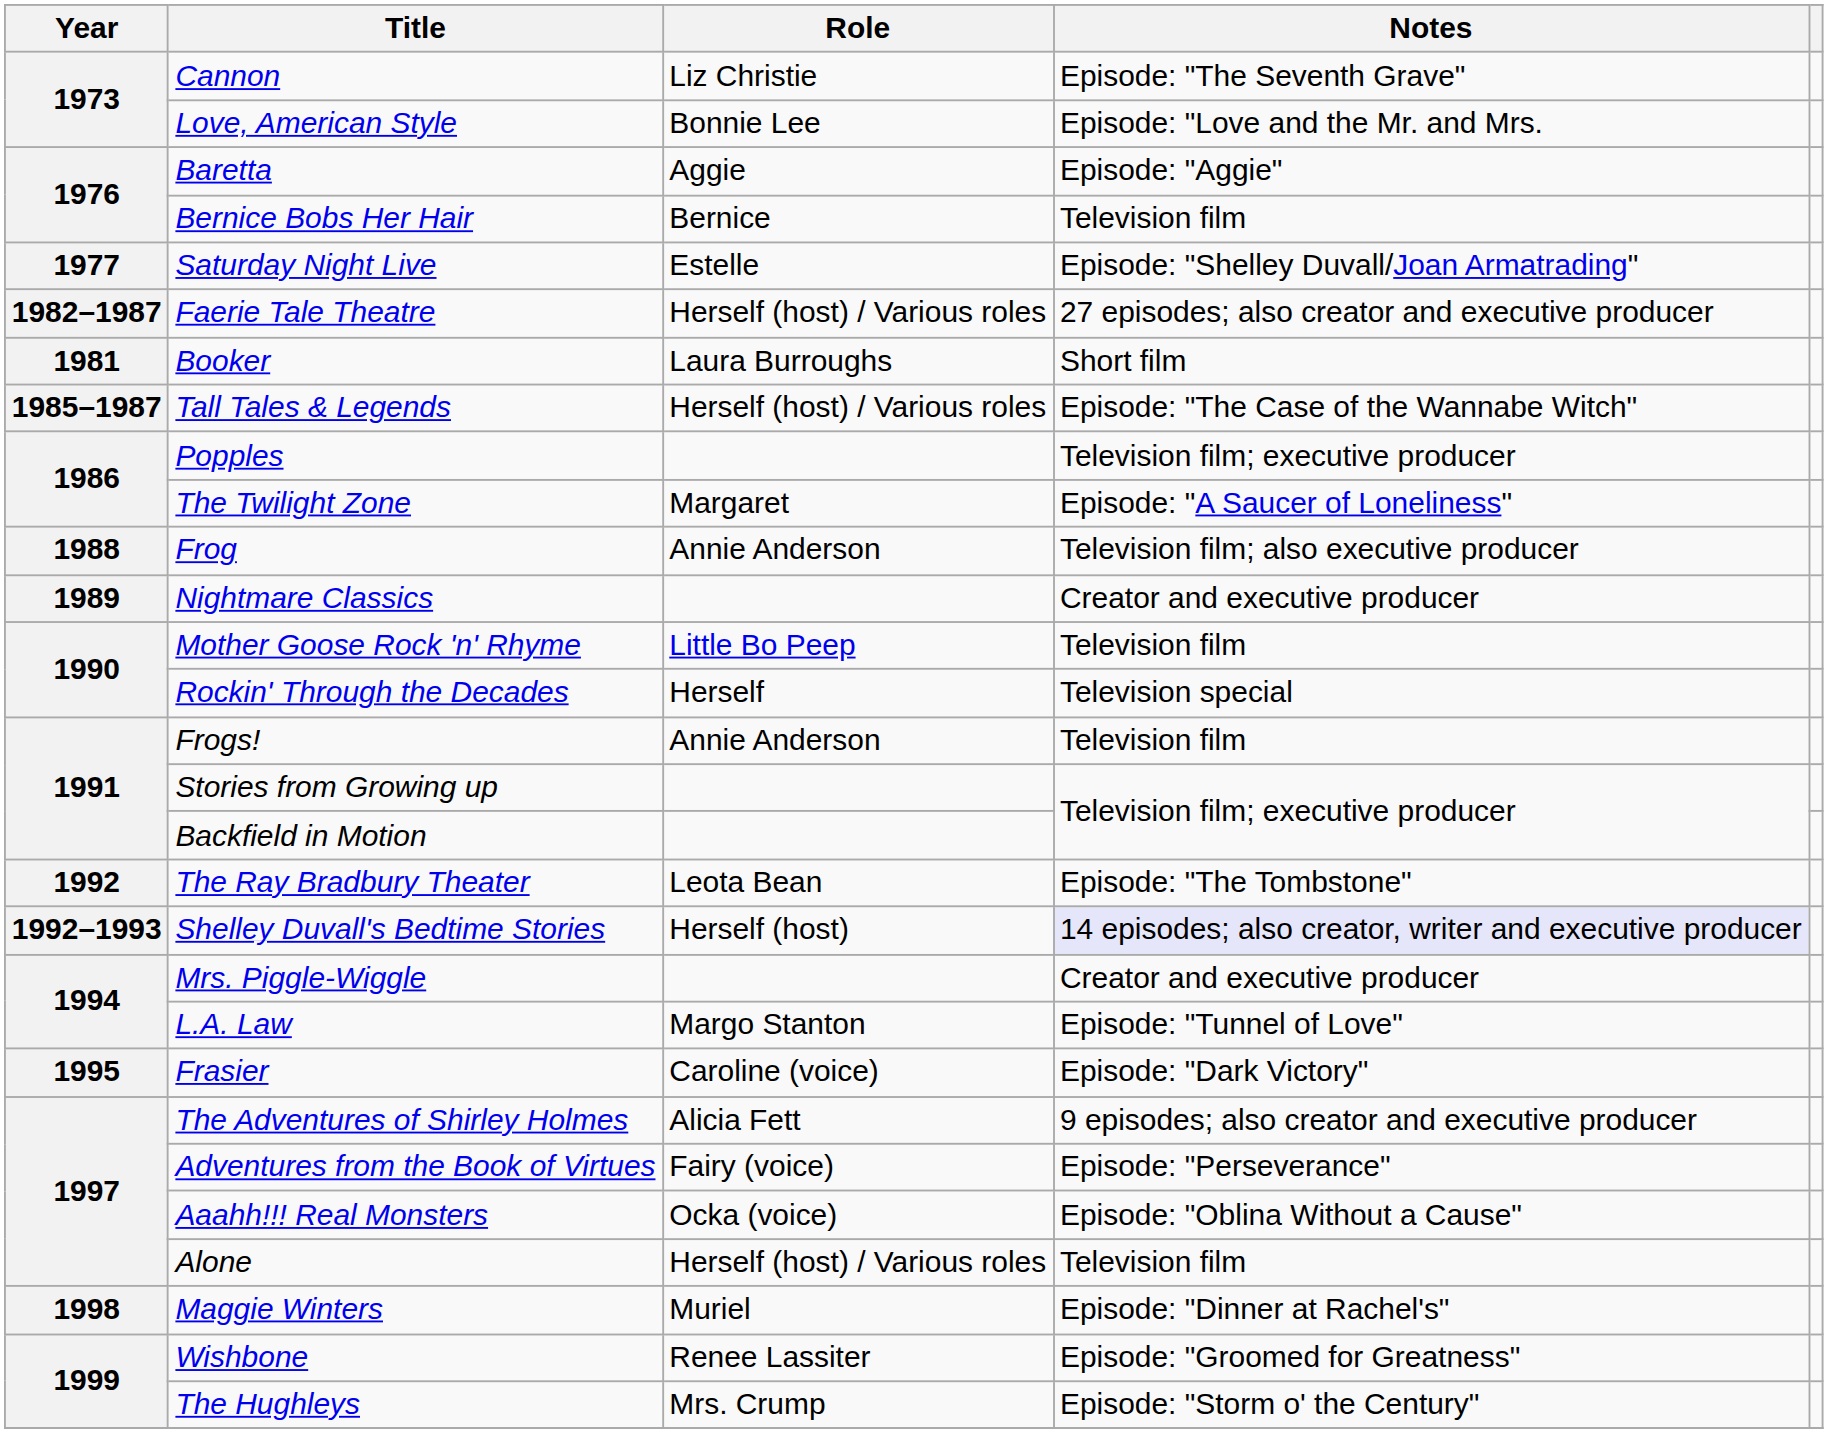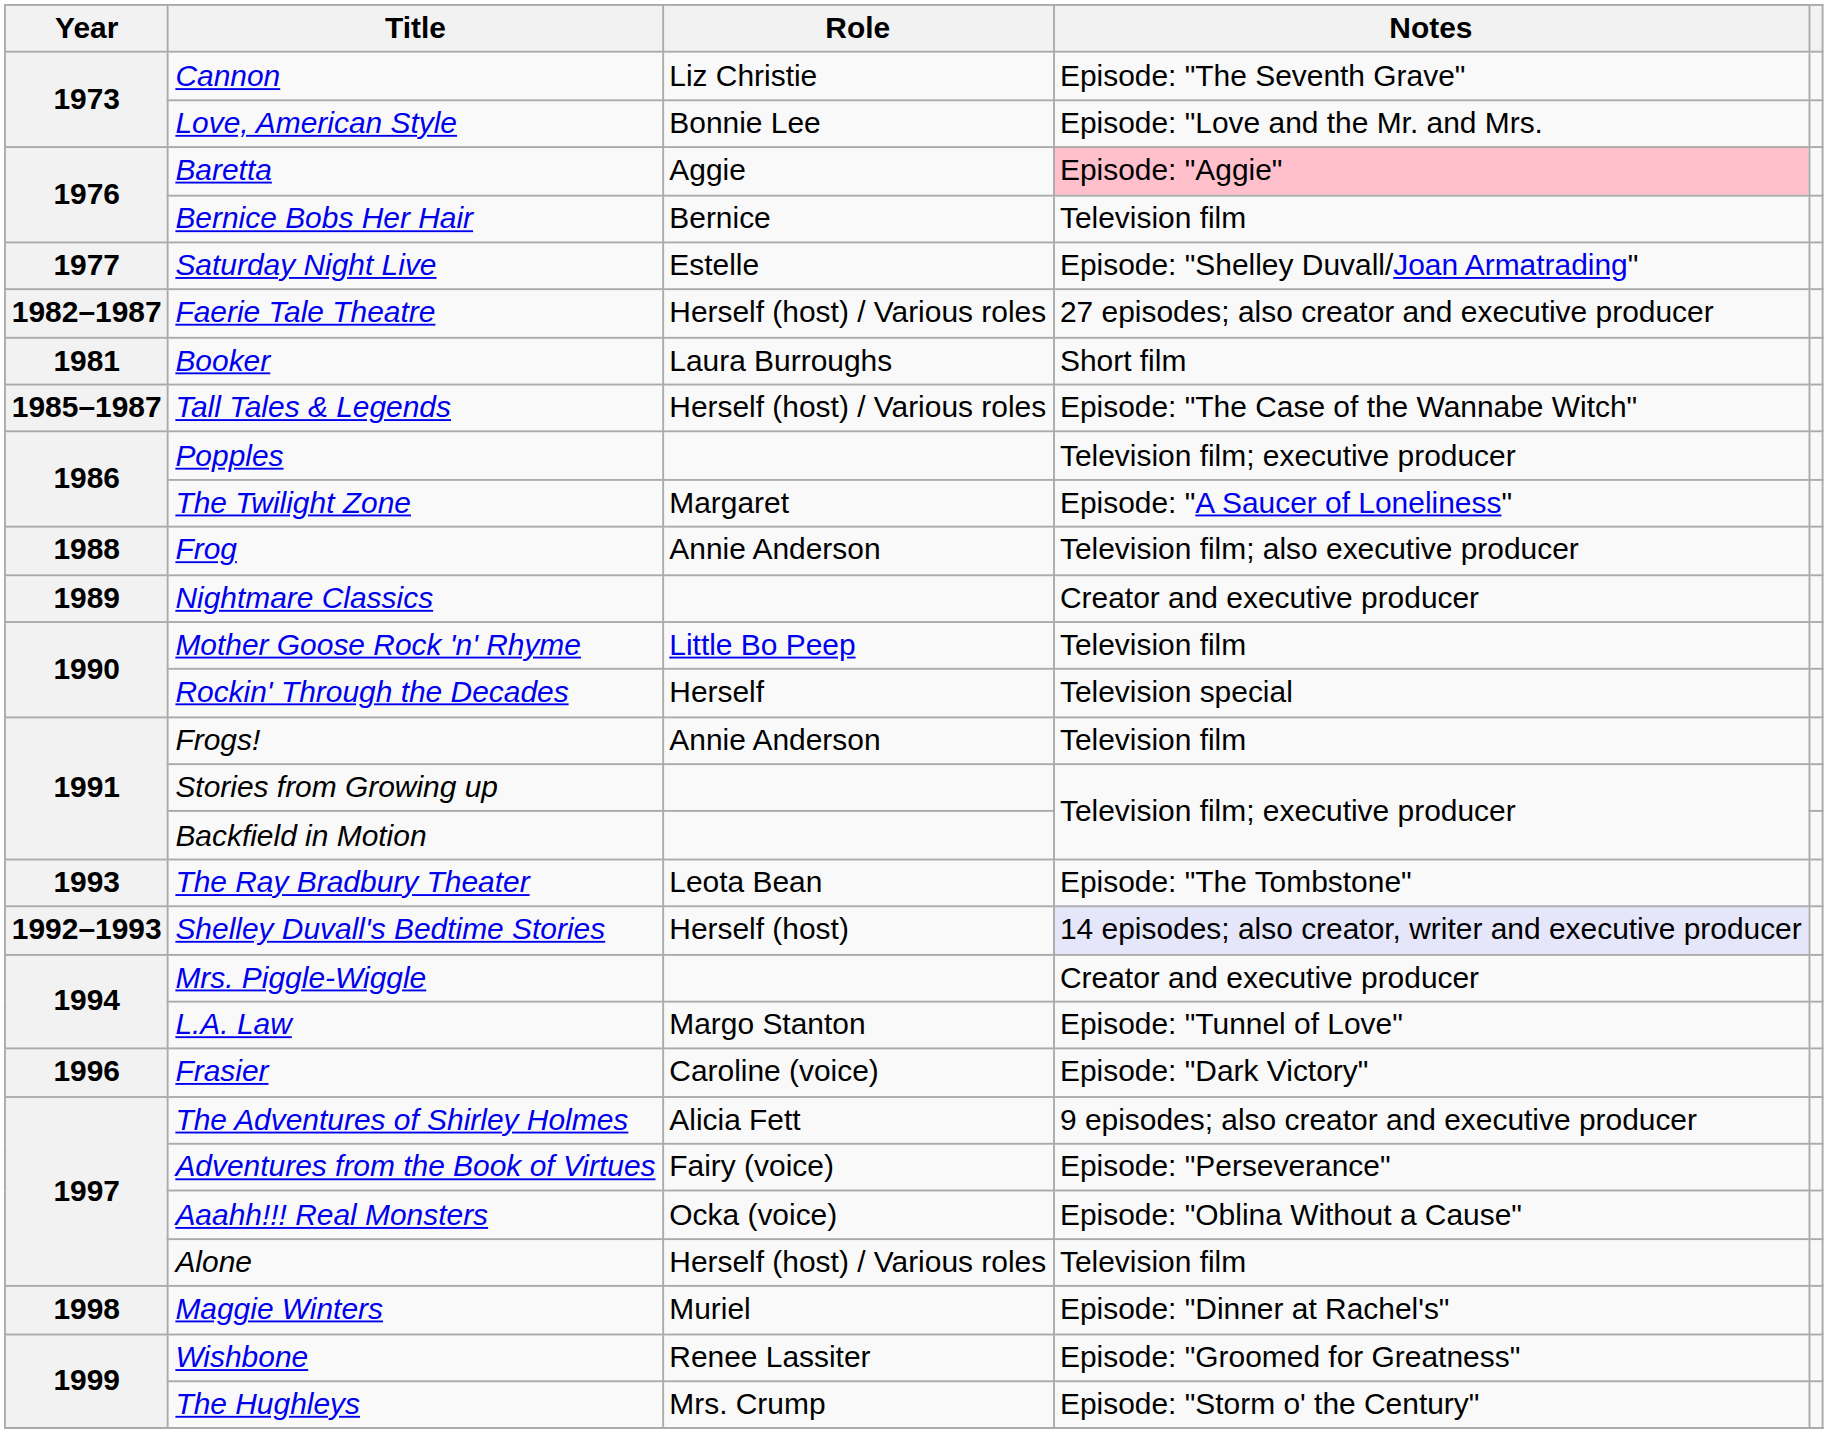(1171, 170) no background -> (1171, 170) pink background
(87, 882) 1992 -> (87, 882) 1993
(87, 1072) 1995 -> (87, 1072) 1996
